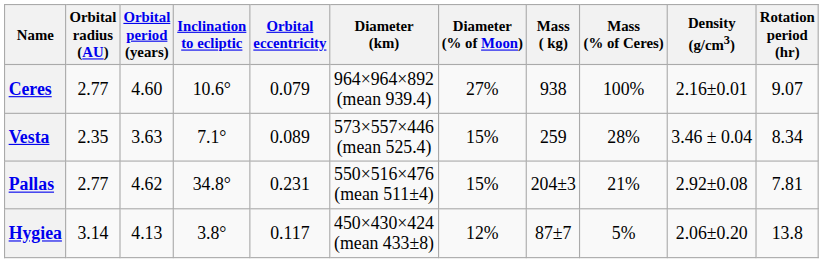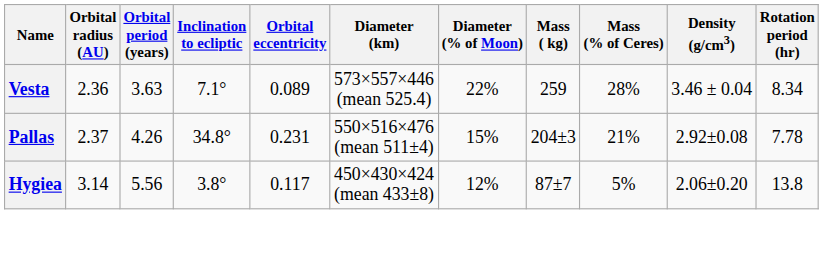- row: (30, 88)
(93, 137) 2.35 -> (93, 88) 2.36
(482, 137) 15% -> (482, 88) 22%
(93, 185) 2.77 -> (93, 137) 2.37
(147, 185) 4.62 -> (147, 137) 4.26
(787, 185) 7.81 -> (787, 137) 7.78
(147, 233) 4.13 -> (147, 185) 5.56
